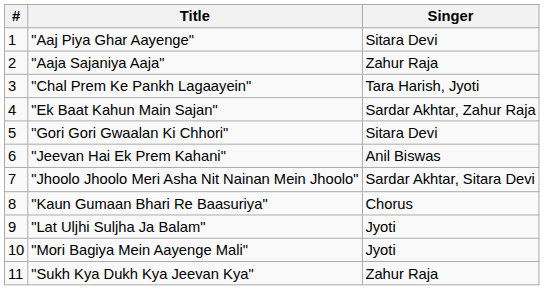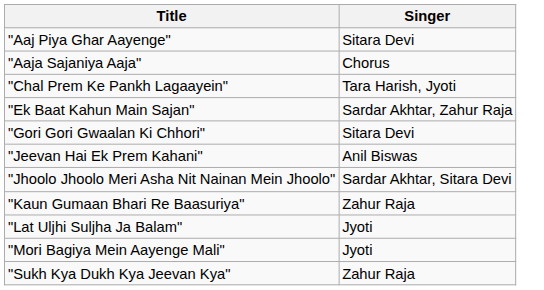- column: (16, 16)
(402, 63) Zahur Raja -> (366, 63) Chorus
(389, 203) Chorus -> (379, 203) Zahur Raja
